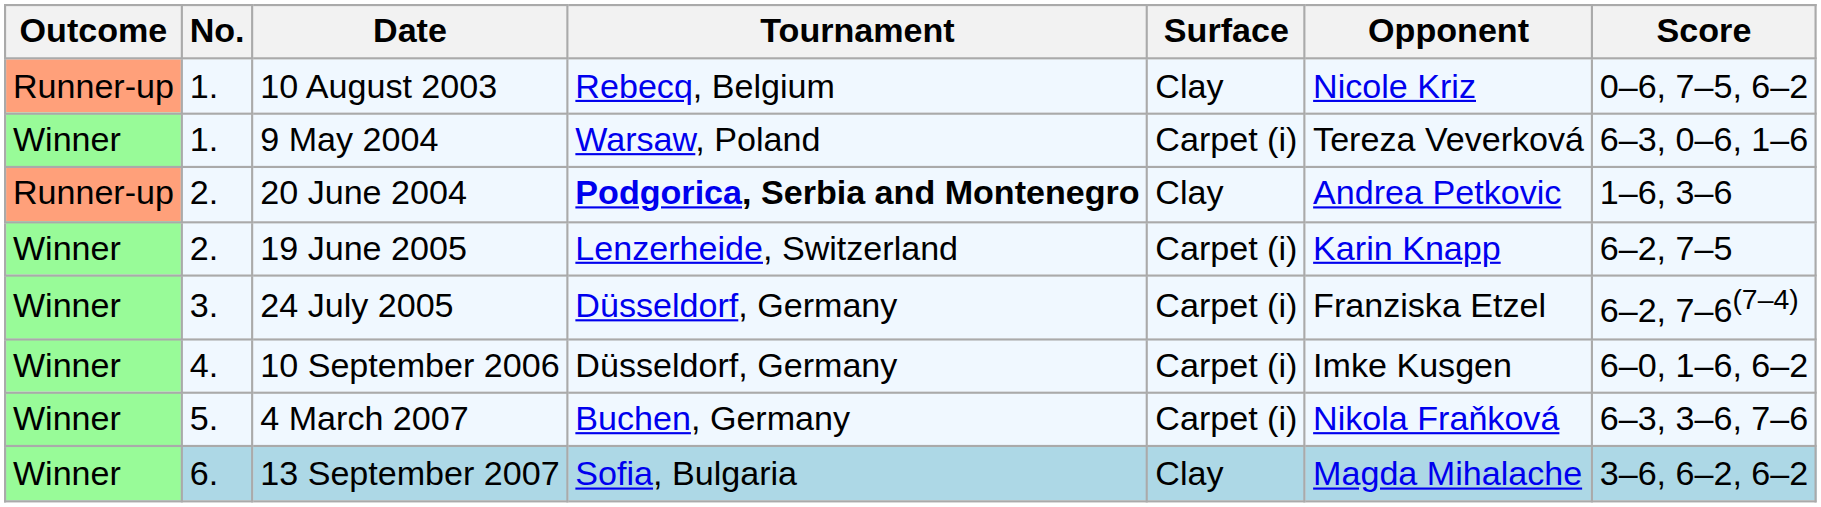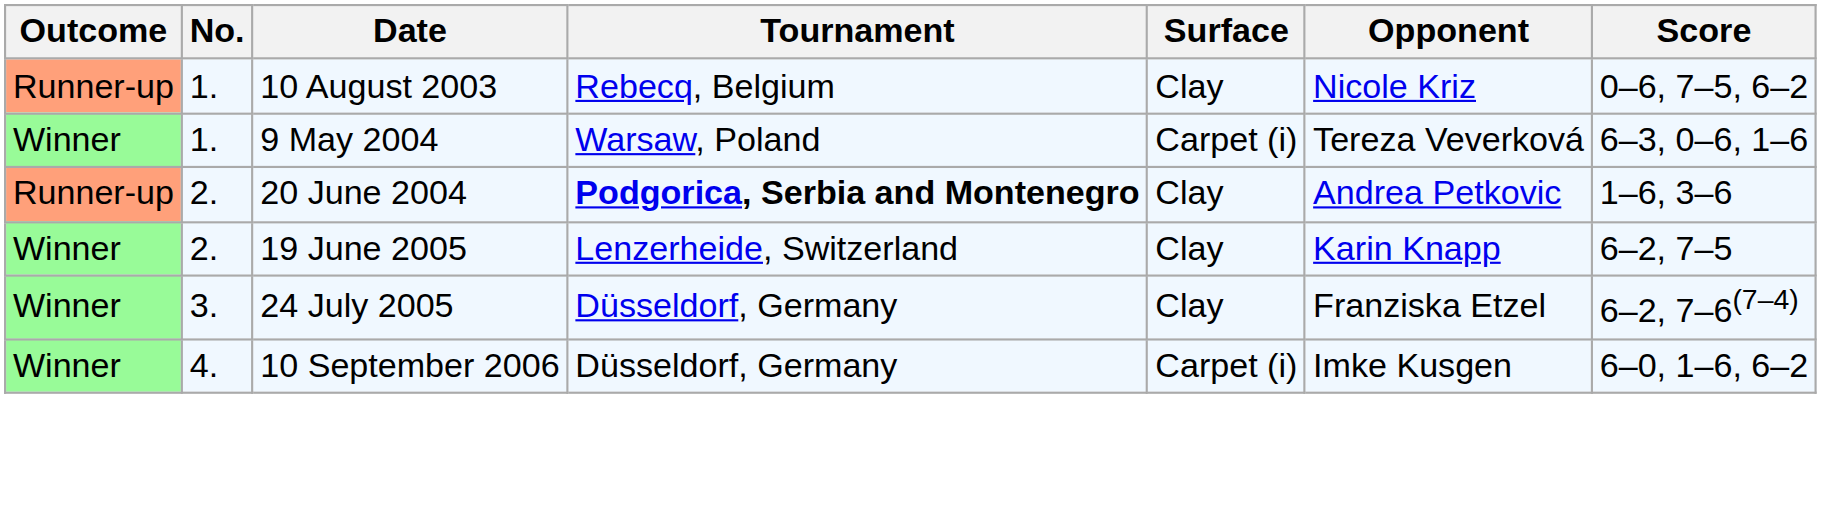(1226, 247) Carpet (i) -> (1189, 247) Clay
(1226, 306) Carpet (i) -> (1189, 306) Clay
- row: (365, 419)
- row: (410, 473)
